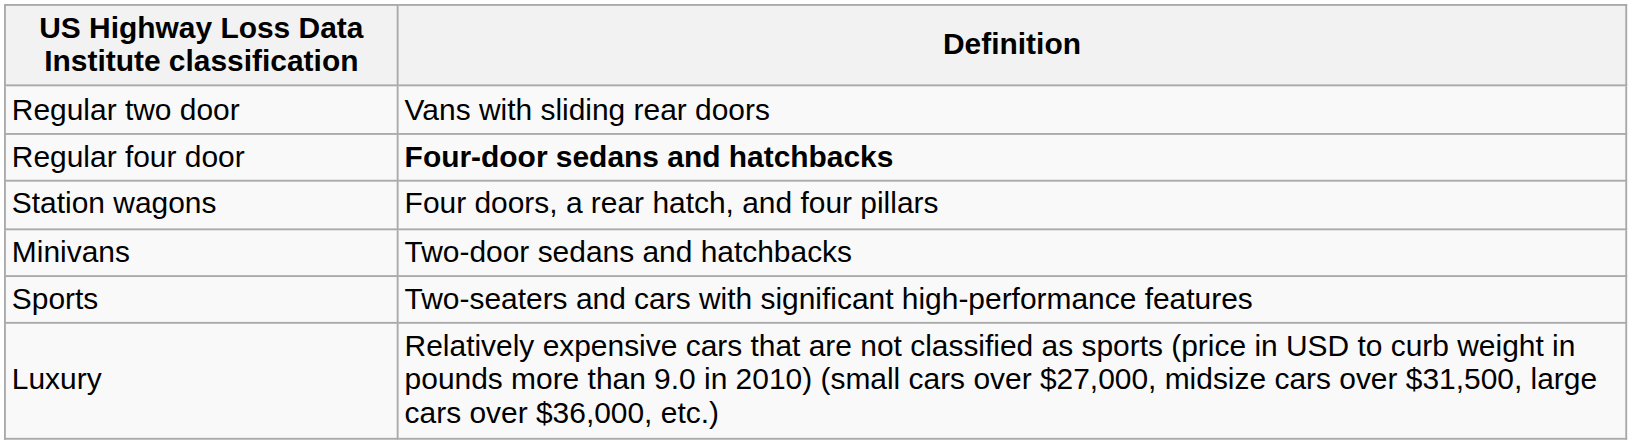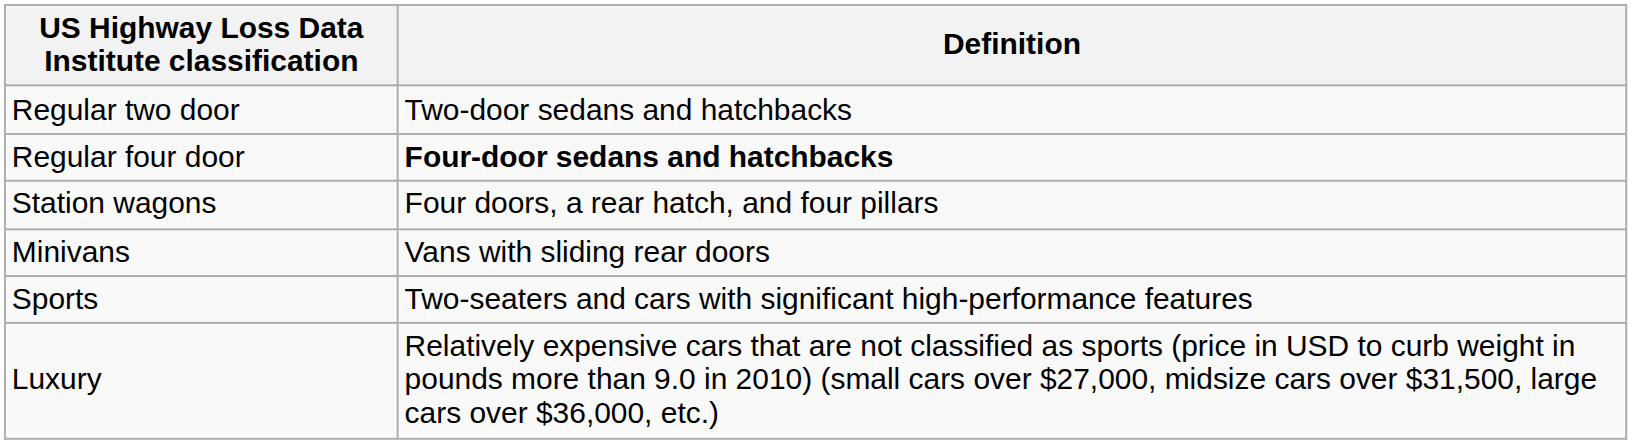(587, 109) Vans with sliding rear doors -> (628, 109) Two-door sedans and hatchbacks
(628, 251) Two-door sedans and hatchbacks -> (587, 251) Vans with sliding rear doors
